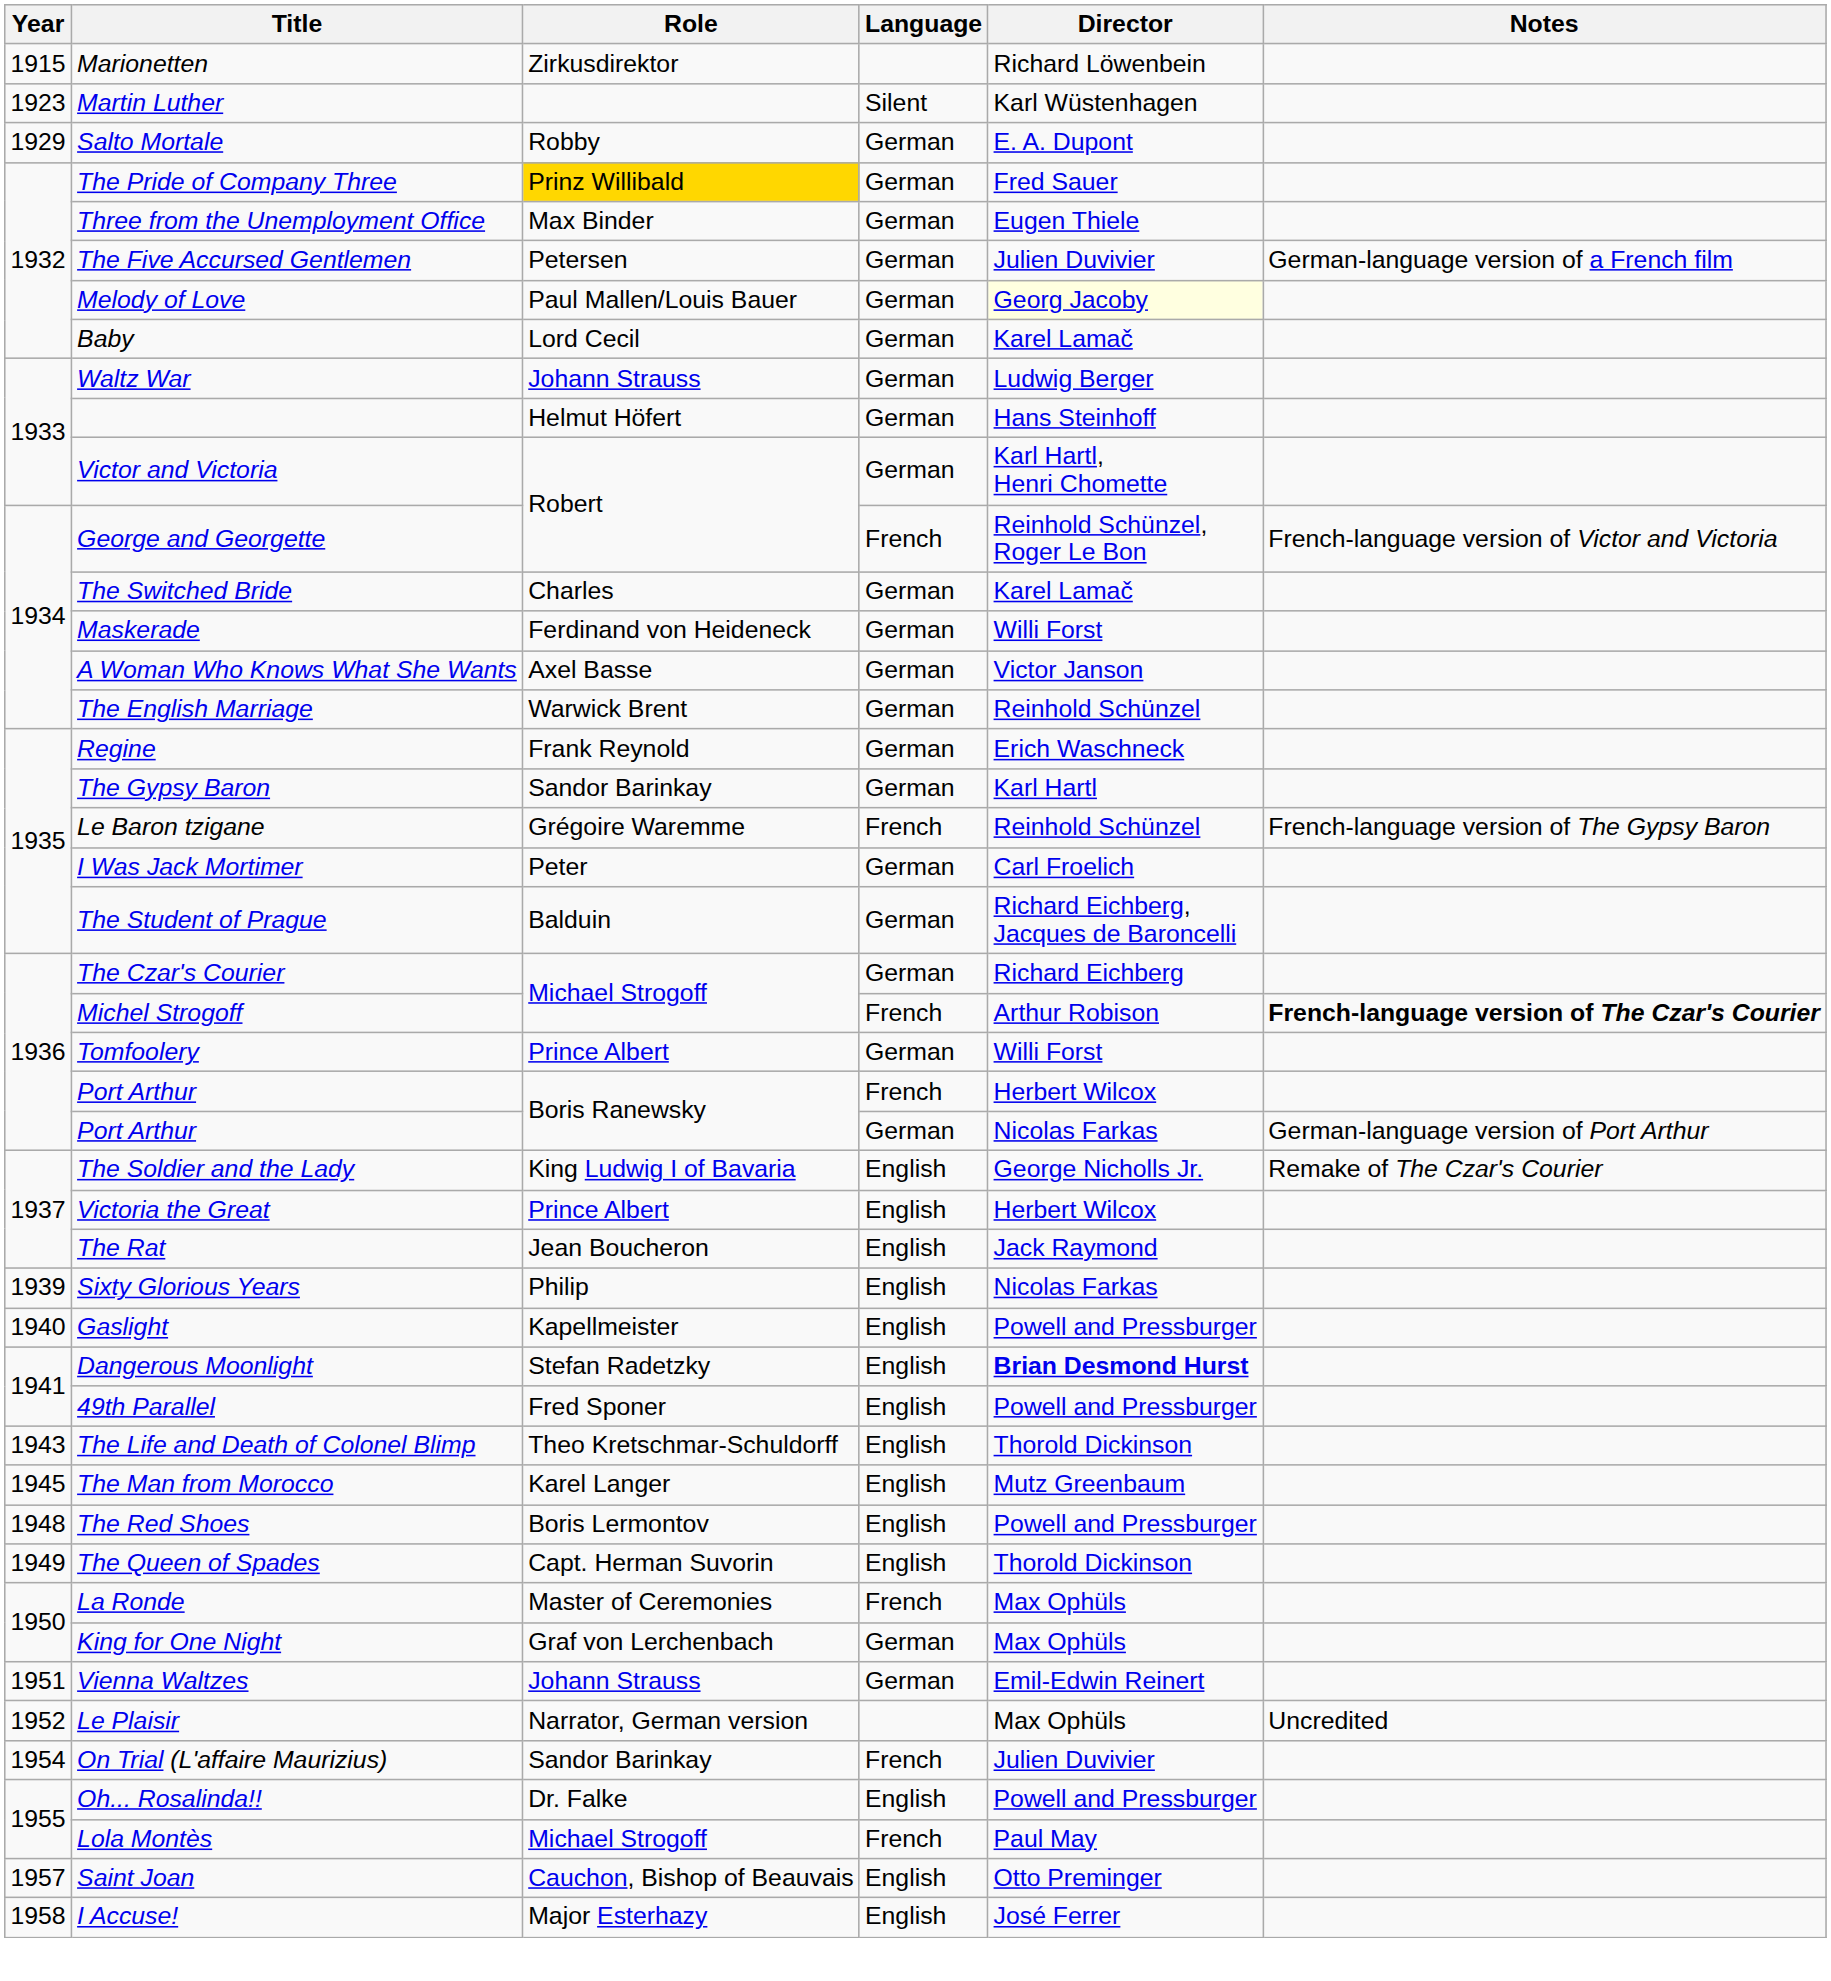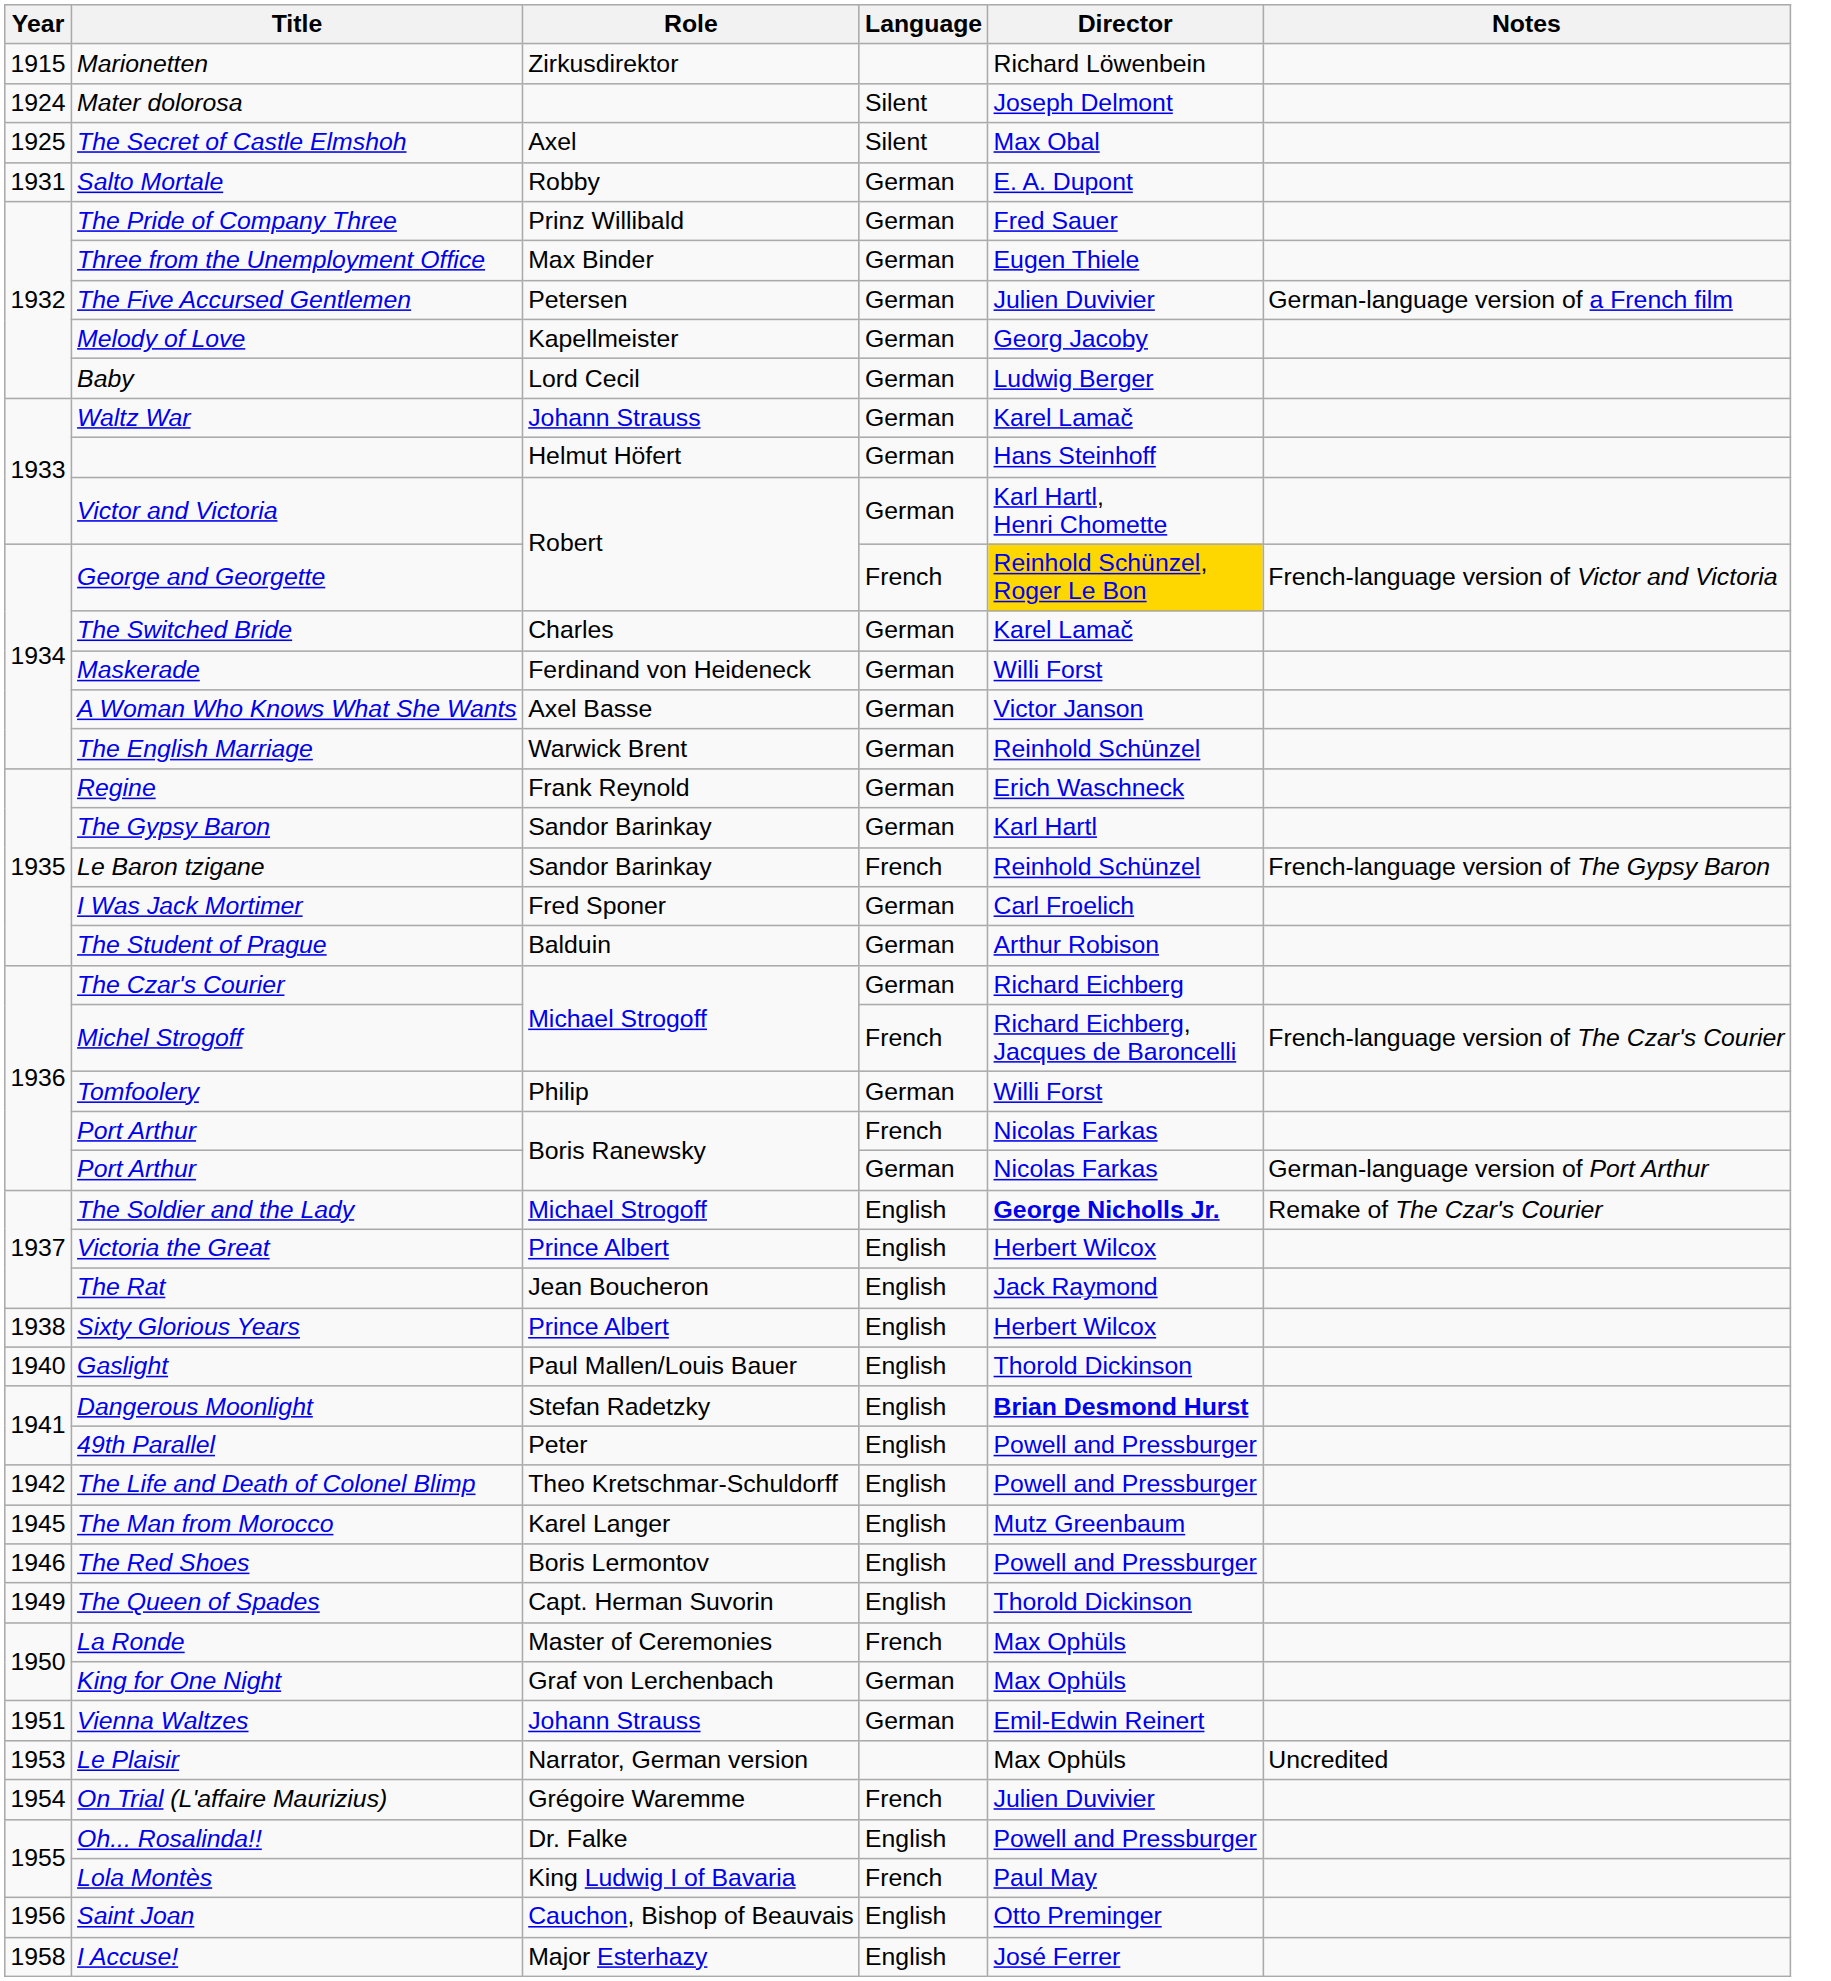- row: (150, 102)
+ row: (160, 102)
+ row: (242, 142)
(38, 142) 1929 -> (38, 181) 1931
(606, 181) gold background -> (606, 220) no background
(663, 299) Paul Mallen/Louis Bauer -> (603, 338) Kapellmeister
(1071, 299) lightyellow background -> (1071, 338) no background
(1063, 338) Karel Lamač -> (1074, 378) Ludwig Berger
(1074, 378) Ludwig Berger -> (1063, 417) Karel Lamač
(1100, 537) no background -> (1100, 577) gold background
(637, 827) Grégoire Waremme -> (620, 866) Sandor Barinkay
(558, 866) Peter -> (597, 905) Fred Sponer
(1115, 919) Richard Eichberg, Jacques de Baroncelli -> (1076, 945) Arthur Robison
(1076, 1012) Arthur Robison -> (1115, 1037) Richard Eichberg, Jacques de Baroncelli
(1544, 1012) bold -> (1526, 1037) normal
(599, 1051) Prince Albert -> (559, 1091) Philip
(1075, 1091) Herbert Wilcox -> (1076, 1130) Nicolas Farkas
(662, 1169) King Ludwig I of Bavaria -> (618, 1209) Michael Strogoff
(1098, 1169) normal -> (1107, 1209) bold
(38, 1287) 1939 -> (38, 1327) 1938
(559, 1287) Philip -> (599, 1327) Prince Albert
(1076, 1287) Nicolas Farkas -> (1075, 1327) Herbert Wilcox
(603, 1327) Kapellmeister -> (663, 1366) Paul Mallen/Louis Bauer
(1125, 1327) Powell and Pressburger -> (1093, 1366) Thorold Dickinson
(597, 1405) Fred Sponer -> (558, 1445) Peter
(38, 1445) 1943 -> (38, 1484) 1942
(1093, 1445) Thorold Dickinson -> (1125, 1484) Powell and Pressburger
(38, 1523) 1948 -> (38, 1563) 1946
(38, 1720) 1952 -> (38, 1759) 1953
(620, 1759) Sandor Barinkay -> (637, 1799) Grégoire Waremme
(618, 1838) Michael Strogoff -> (662, 1877) King Ludwig I of Bavaria
(38, 1877) 1957 -> (38, 1917) 1956
